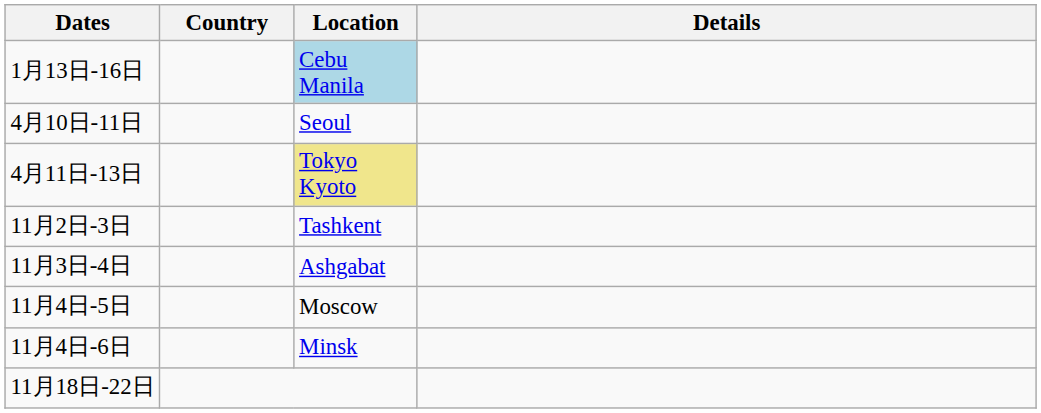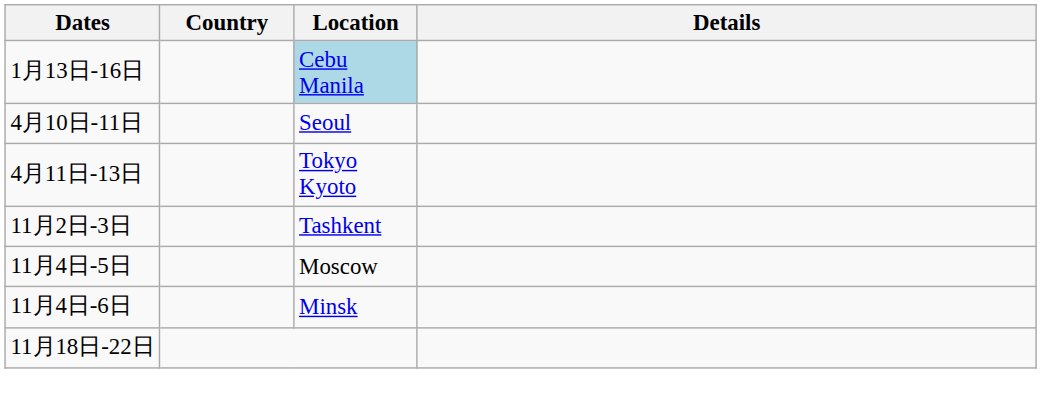(328, 174) khaki background -> (328, 174) no background
- row: (71, 265)
